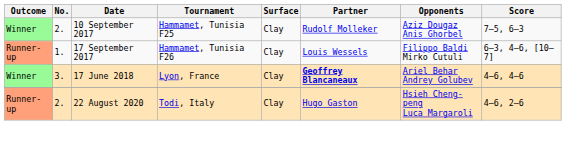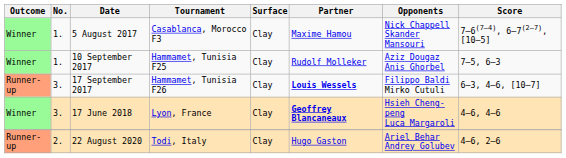+ row: (104, 34)
(59, 29) 2. -> (58, 62) 1.
(59, 53) 1. -> (58, 85) 3.
(335, 53) normal -> (324, 85) bold
(438, 76) Ariel Behar Andrey Golubev -> (420, 113) Hsieh Cheng-peng Luca Margaroli
(438, 104) Hsieh Cheng-peng Luca Margaroli -> (420, 141) Ariel Behar Andrey Golubev
